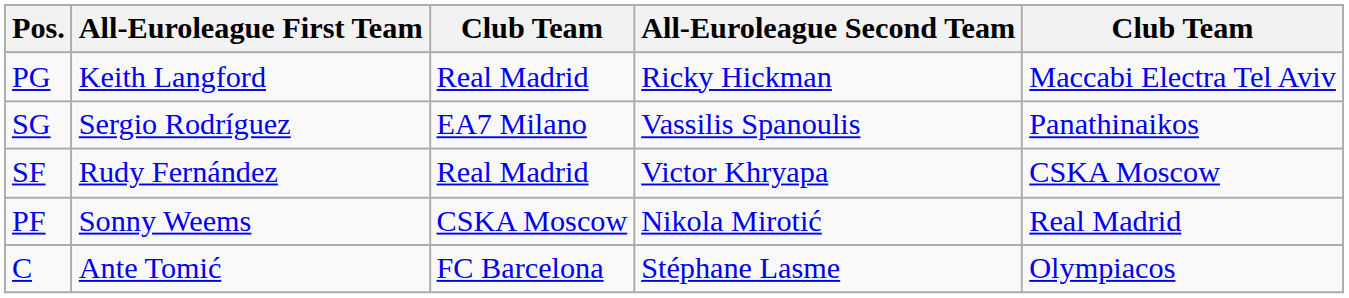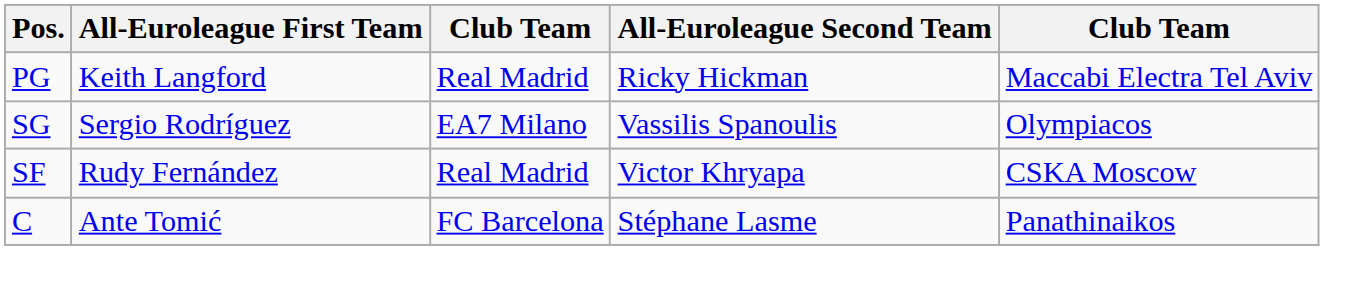(1114, 124) Panathinaikos -> (1079, 124) Olympiacos
- row: (29, 220)
(1102, 268) Olympiacos -> (1090, 220) Panathinaikos
